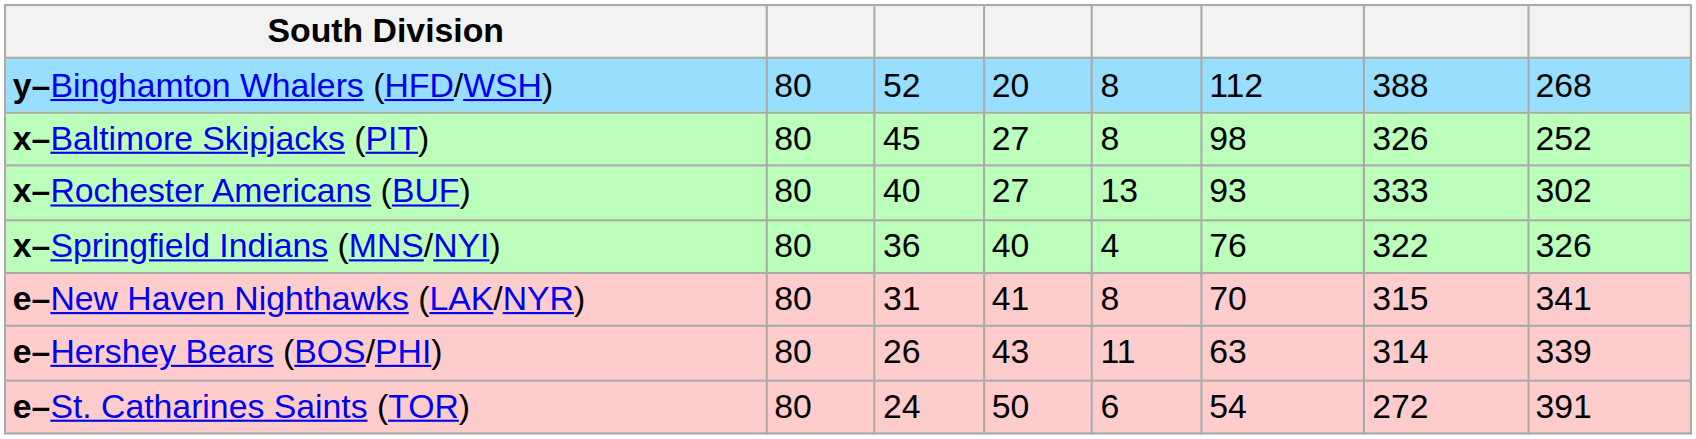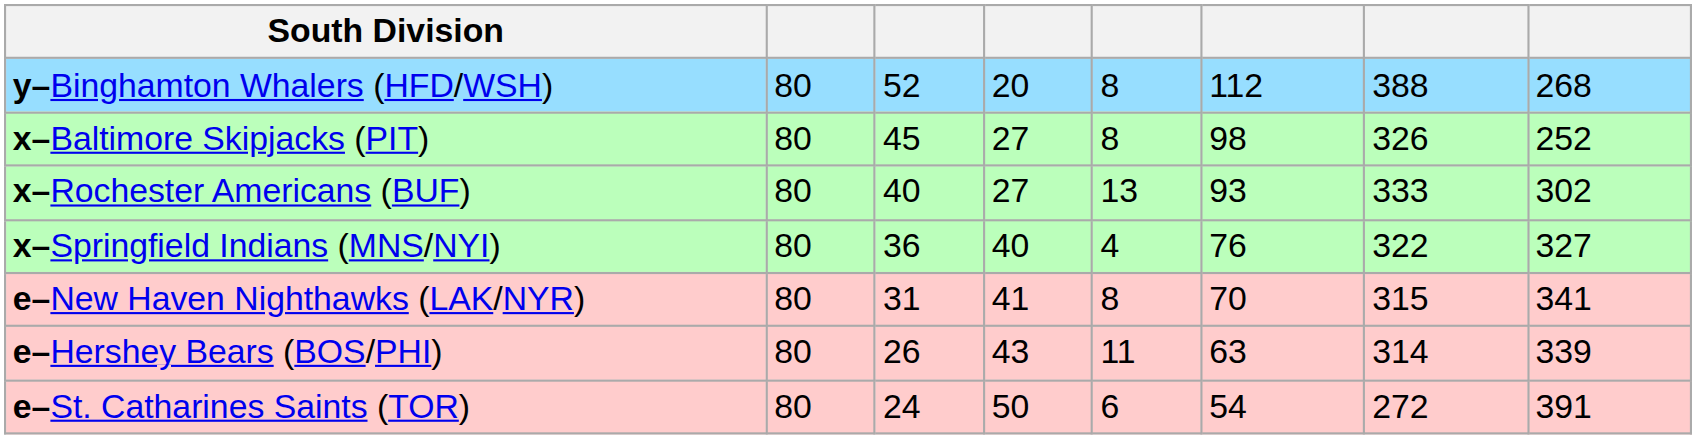(1564, 245) 326 -> (1564, 245) 327
